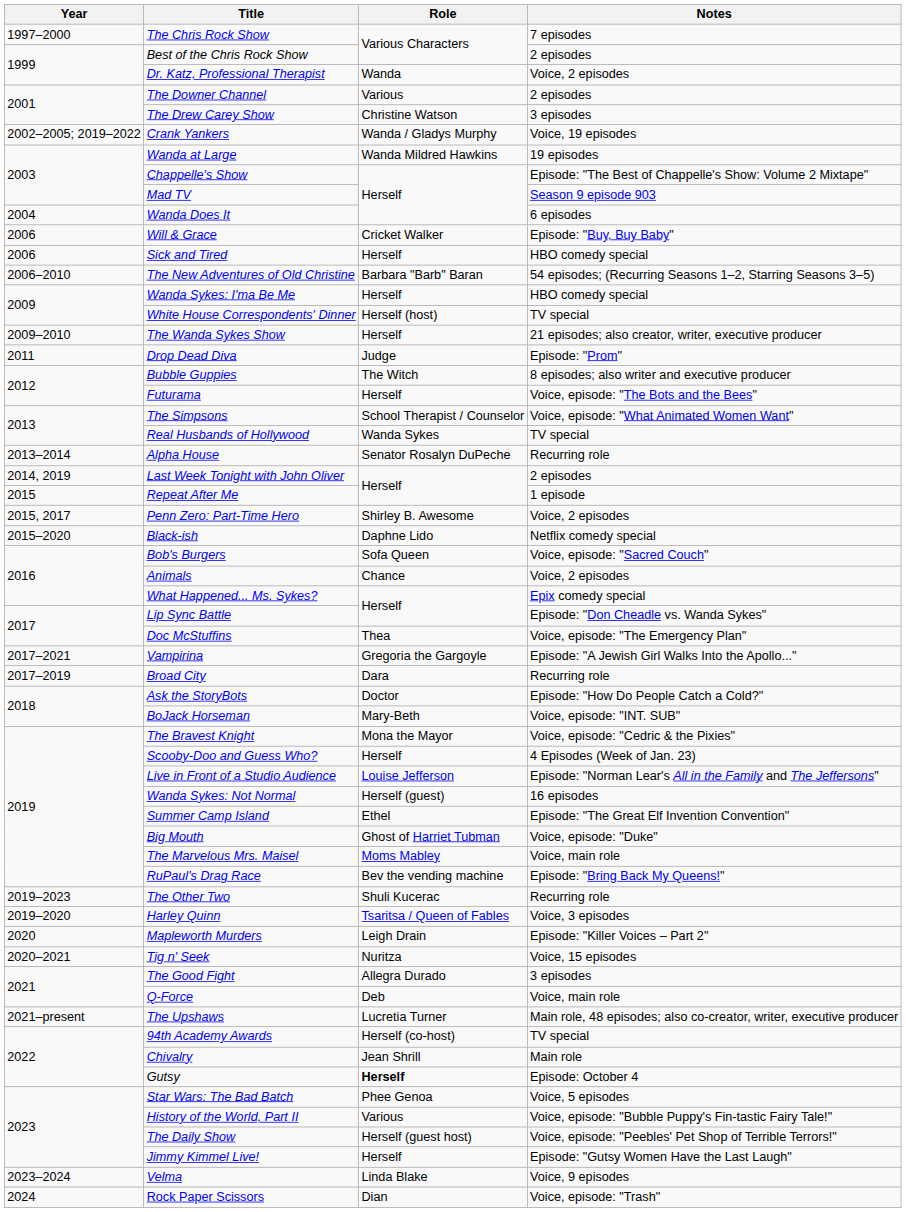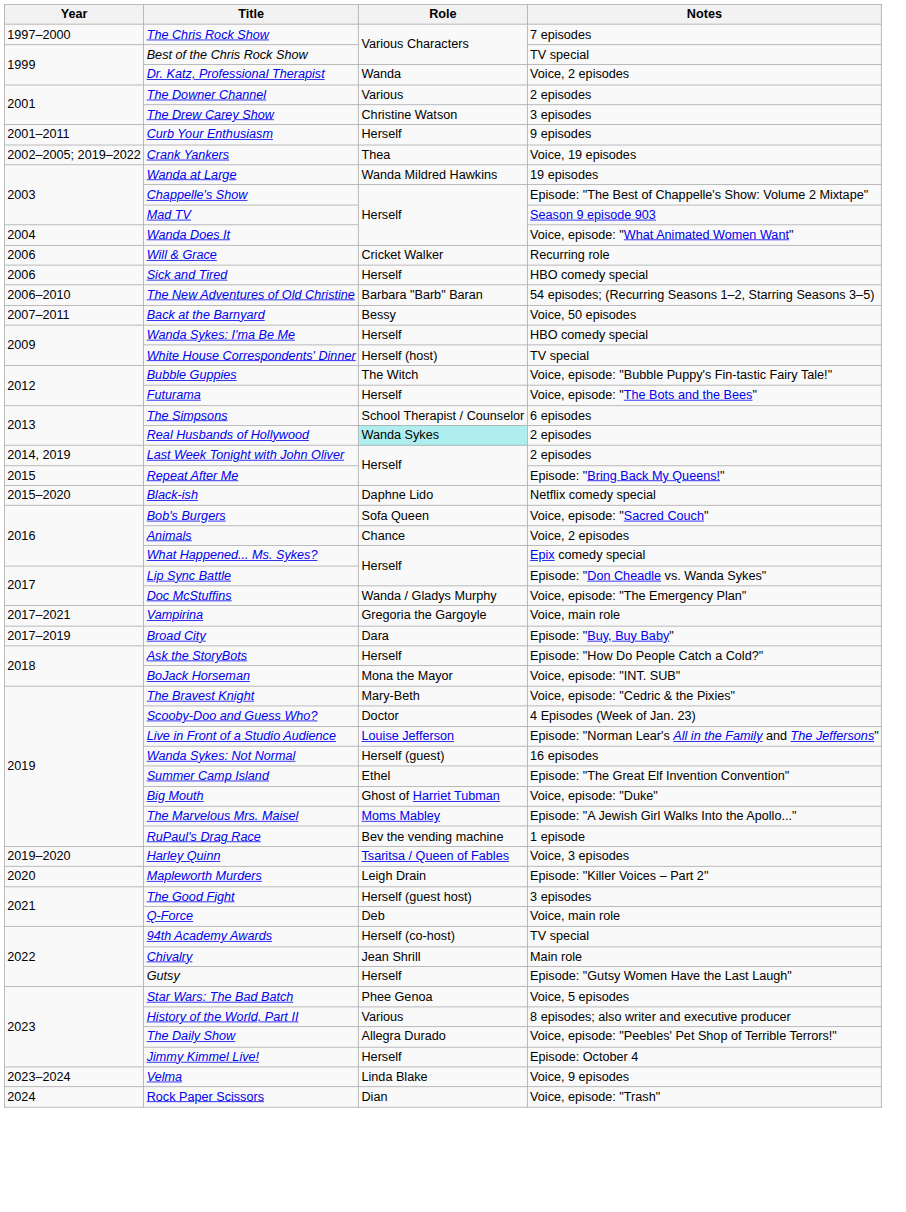(561, 54) 2 episodes -> (560, 54) TV special
+ row: (210, 134)
(429, 134) Wanda / Gladys Murphy -> (376, 154) Thea
(561, 214) 6 episodes -> (662, 235) Voice, episode: "What Animated Women Want"
(602, 235) Episode: "Buy, Buy Baby" -> (570, 255) Recurring role
+ row: (206, 315)
- row: (216, 335)
- row: (192, 355)
(660, 375) 8 episodes; also writer and executive producer -> (681, 375) Voice, episode: "Bubble Puppy's Fin-tastic Fairy Tale!"
(662, 415) Voice, episode: "What Animated Women Want" -> (561, 415) 6 episodes
(400, 435) no background -> (400, 435) paleturquoise background
(560, 435) TV special -> (561, 435) 2 episodes
- row: (183, 455)
(557, 495) 1 episode -> (627, 475) Episode: "Bring Back My Queens!"
- row: (223, 515)
(376, 635) Thea -> (429, 595) Wanda / Gladys Murphy
(663, 656) Episode: "A Jewish Girl Walks Into the Apollo..." -> (575, 615) Voice, main role
(570, 676) Recurring role -> (602, 635) Episode: "Buy, Buy Baby"
(380, 696) Doctor -> (382, 656) Herself
(391, 716) Mary-Beth -> (407, 676) Mona the Mayor
(407, 736) Mona the Mayor -> (391, 696) Mary-Beth
(382, 756) Herself -> (380, 716) Doctor
(575, 856) Voice, main role -> (663, 816) Episode: "A Jewish Girl Walks Into the Apollo..."
(627, 876) Episode: "Bring Back My Queens!" -> (557, 836) 1 episode
- row: (188, 896)
- row: (178, 956)
(404, 976) Allegra Durado -> (417, 896) Herself (guest host)
- row: (185, 1016)
(383, 1076) bold -> (382, 976) normal
(584, 1076) Episode: October 4 -> (661, 976) Episode: "Gutsy Women Have the Last Laugh"
(681, 1117) Voice, episode: "Bubble Puppy's Fin-tastic Fairy Tale!" -> (660, 1016) 8 episodes; also writer and executive producer
(417, 1137) Herself (guest host) -> (404, 1036) Allegra Durado
(661, 1157) Episode: "Gutsy Women Have the Last Laugh" -> (584, 1056) Episode: October 4
